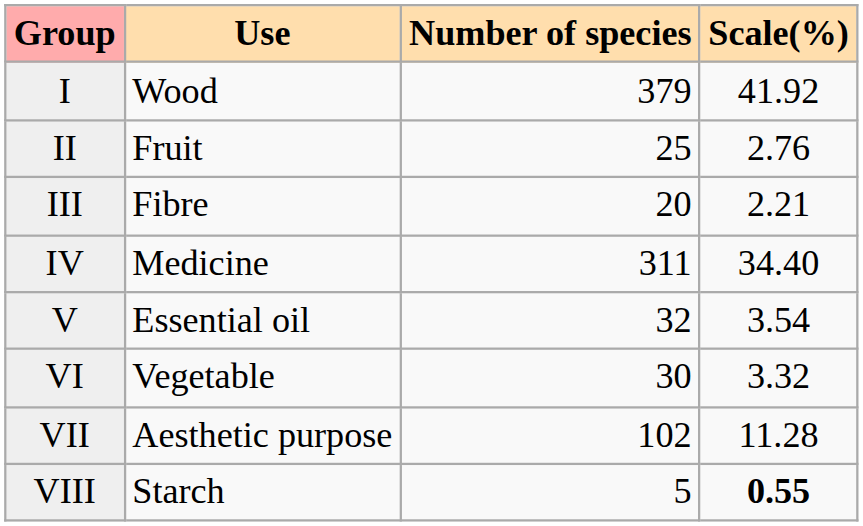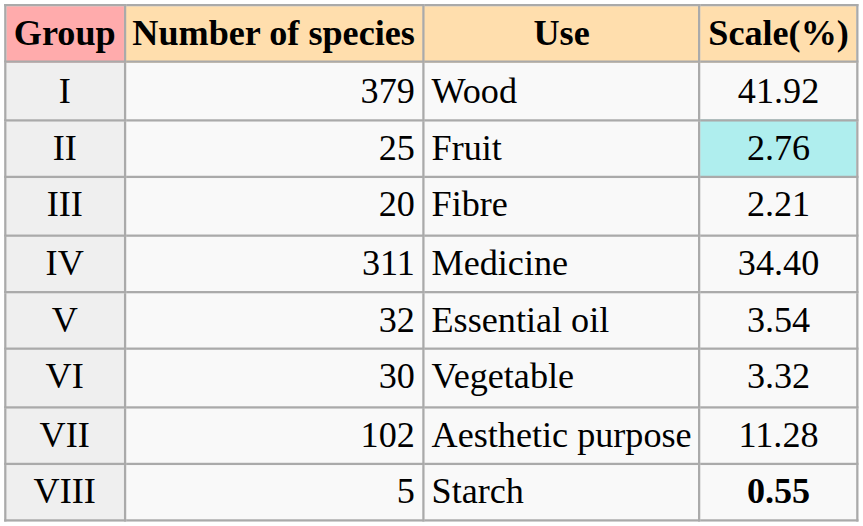columns swapped: (262, 33) <-> (550, 33)
(779, 147) no background -> (779, 147) paleturquoise background
